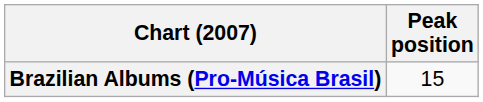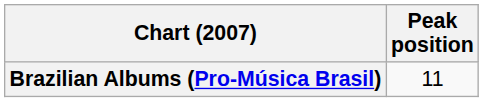(432, 79) 15 -> (432, 79) 11
